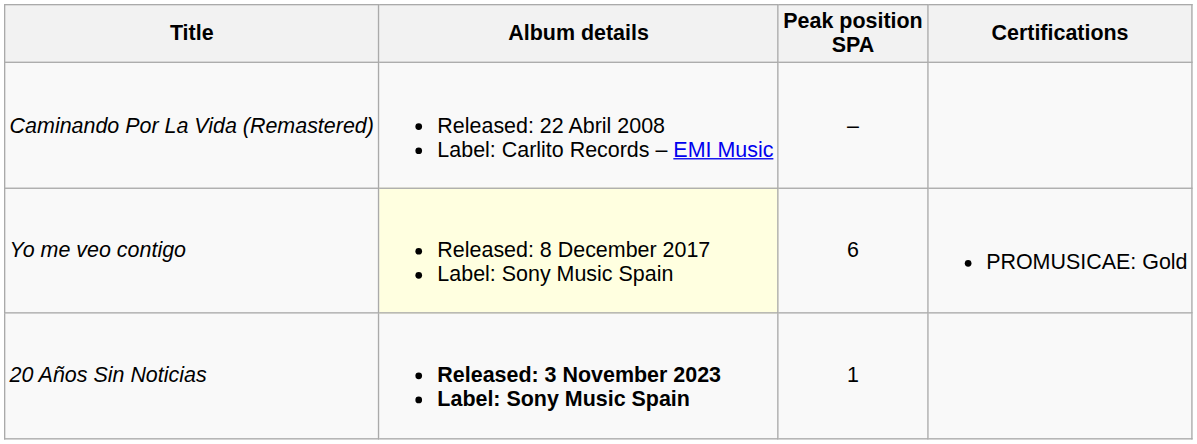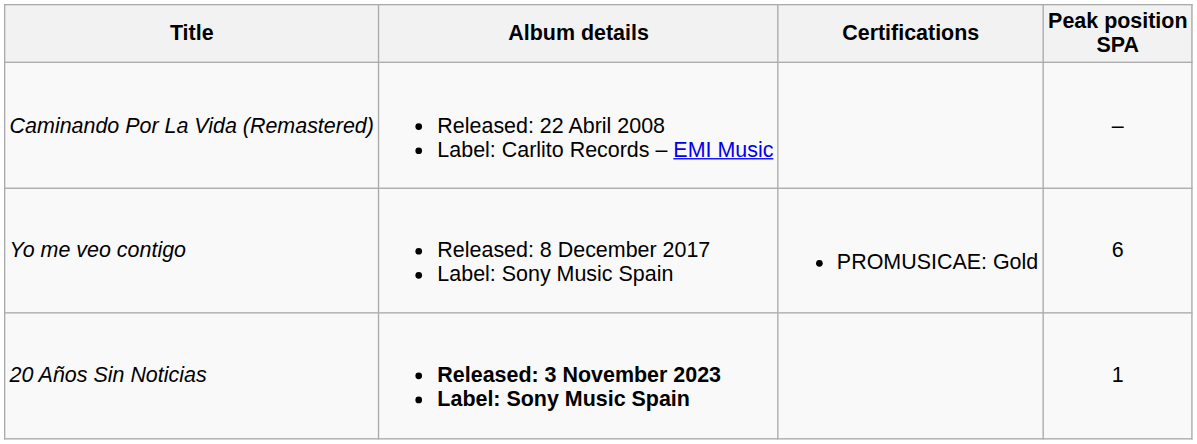columns swapped: (853, 33) <-> (1060, 33)
(579, 263) lightyellow background -> (579, 263) no background
